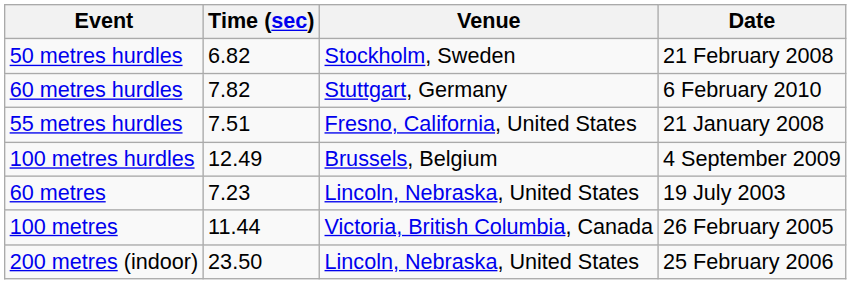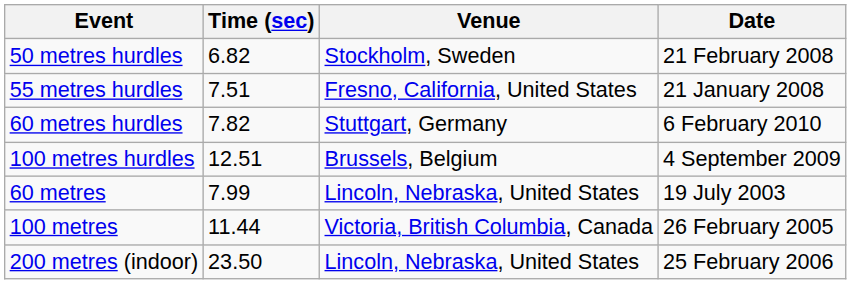rows swapped: (96, 124) <-> (96, 90)
(235, 158) 12.49 -> (235, 158) 12.51
(229, 192) 7.23 -> (229, 192) 7.99
